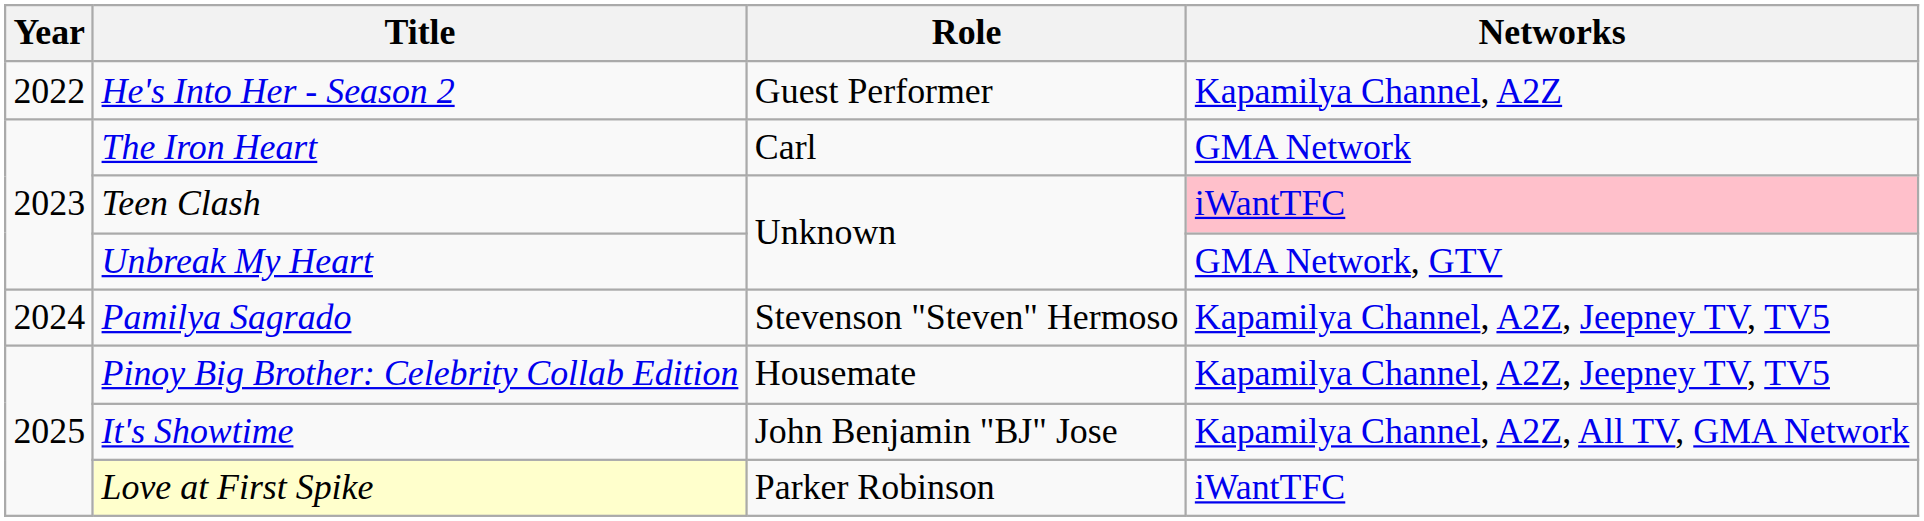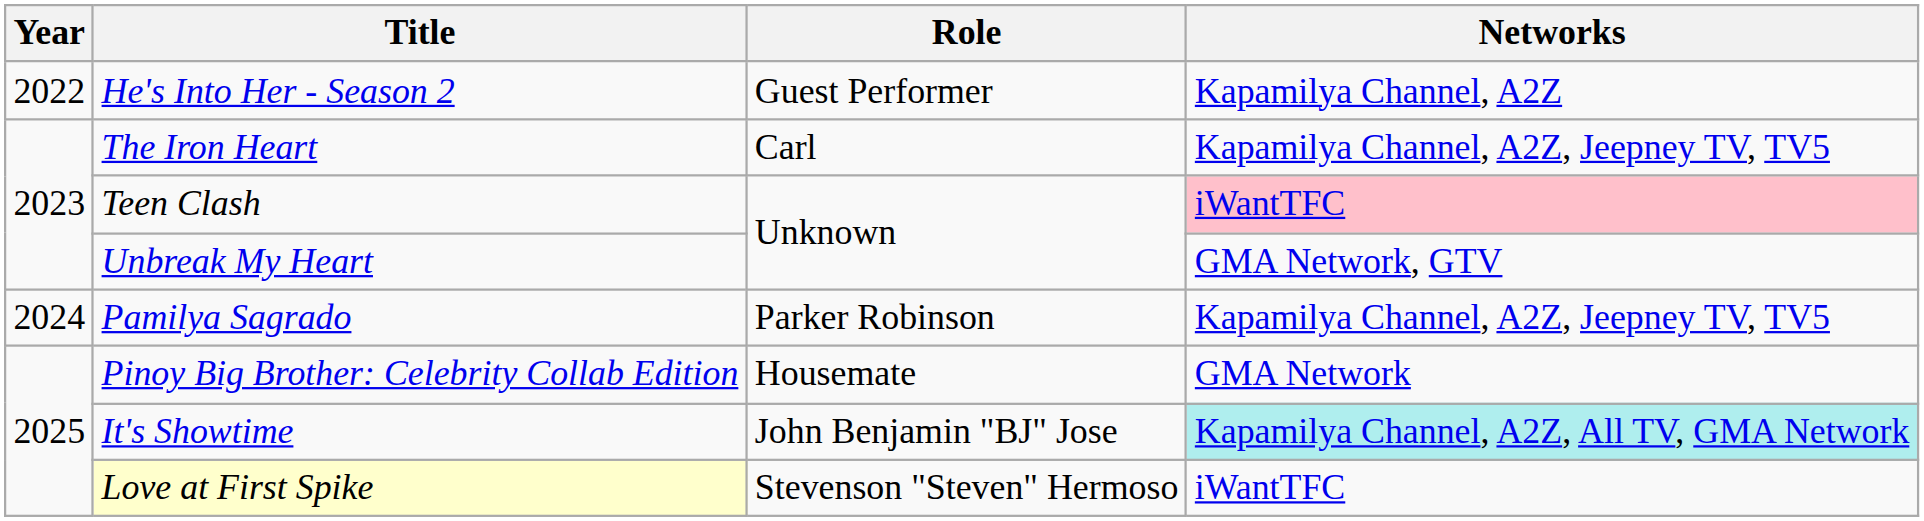(1303, 146) GMA Network -> (1512, 146) Kapamilya Channel, A2Z, Jeepney TV, TV5
(967, 317) Stevenson "Steven" Hermoso -> (875, 317) Parker Robinson
(1512, 373) Kapamilya Channel, A2Z, Jeepney TV, TV5 -> (1303, 373) GMA Network
(1552, 430) no background -> (1552, 430) paleturquoise background
(875, 487) Parker Robinson -> (967, 487) Stevenson "Steven" Hermoso
